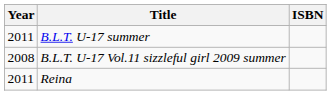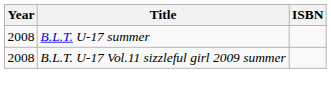(21, 36) 2011 -> (21, 36) 2008
- row: (56, 79)
